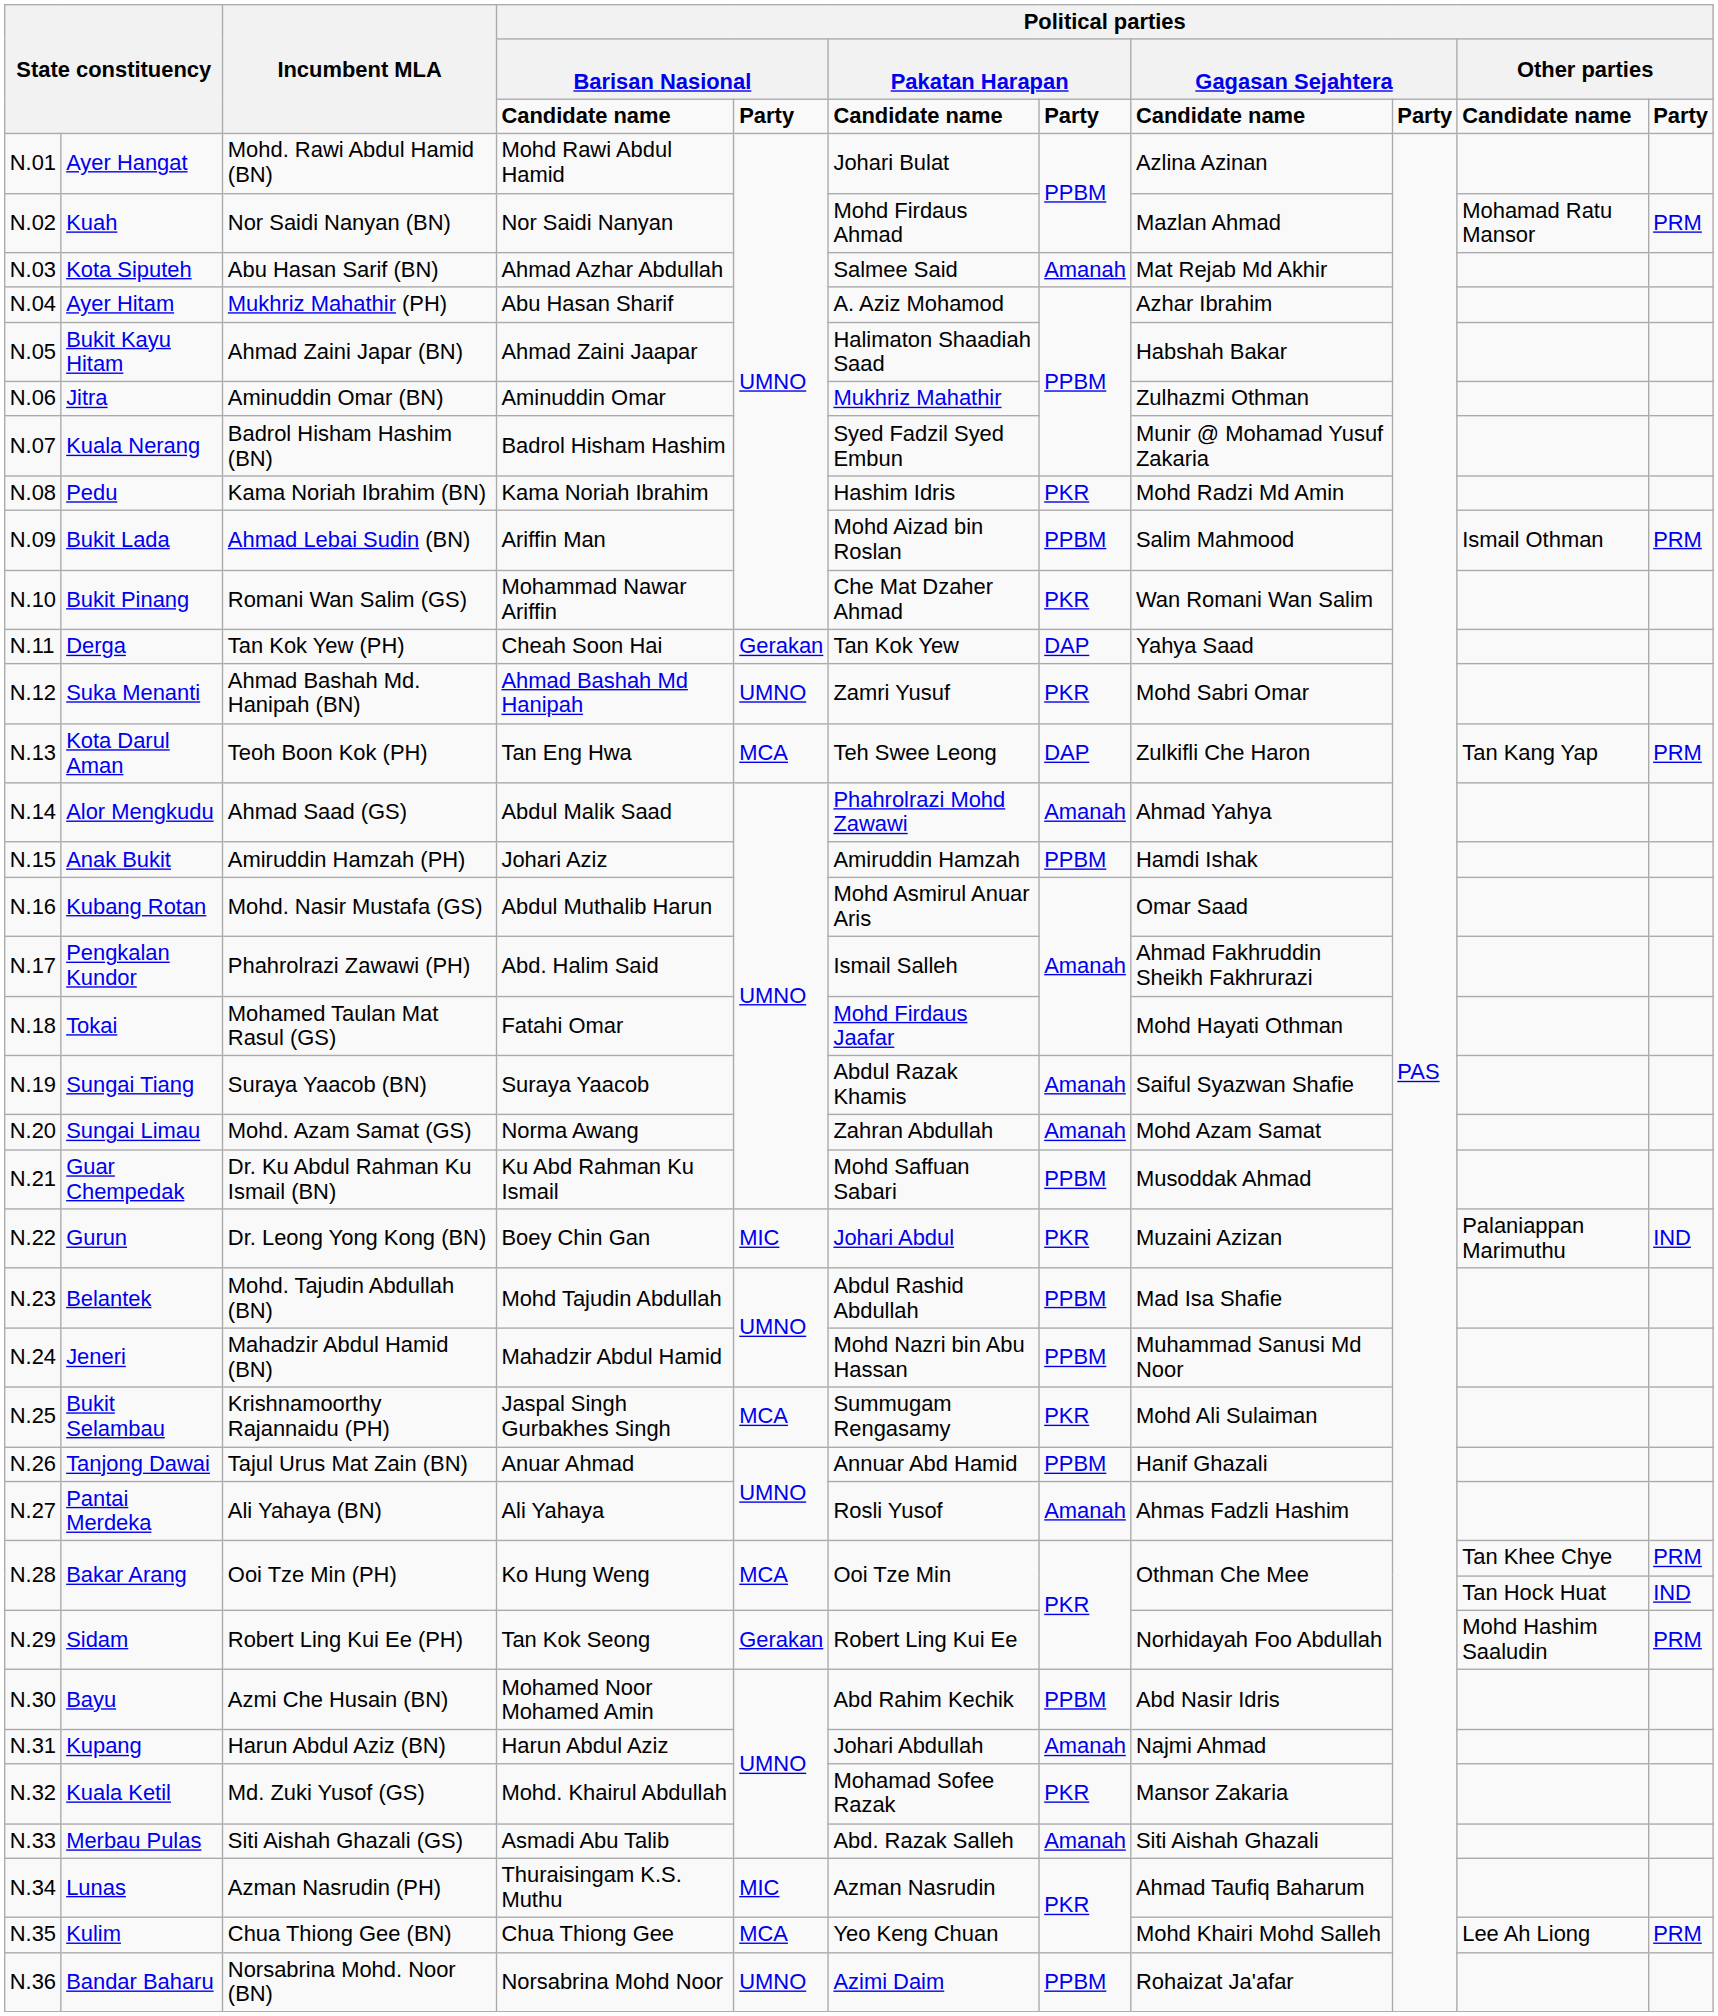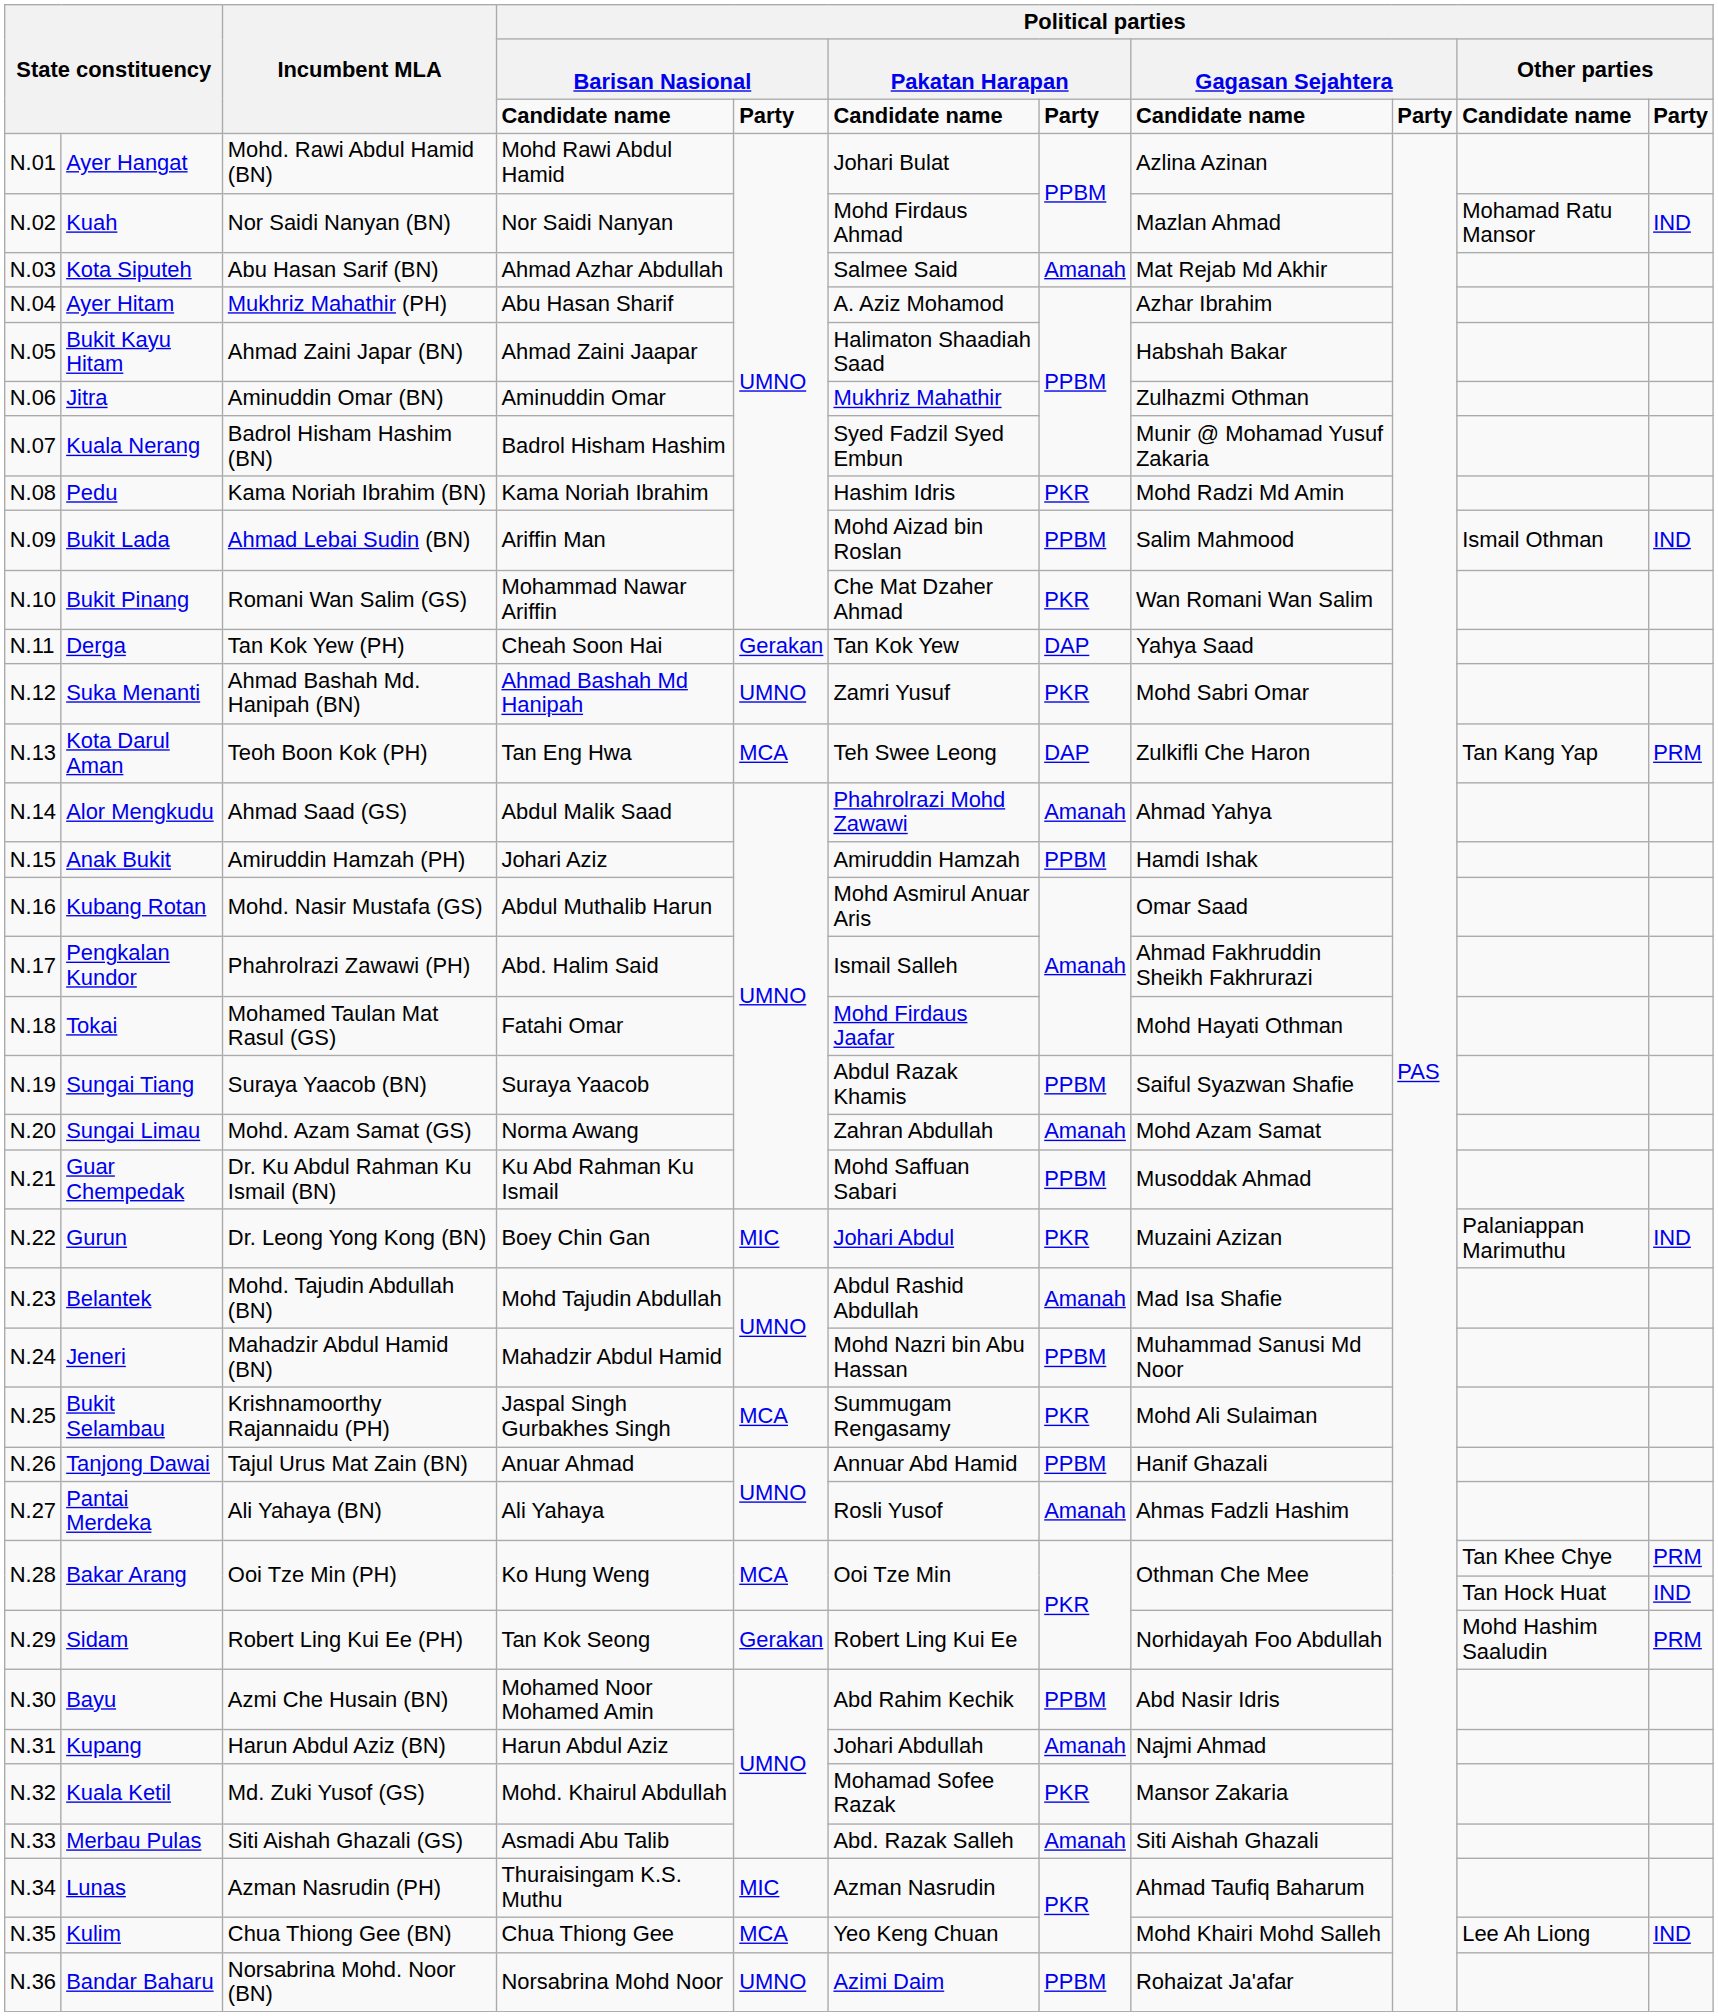(1677, 222) PRM -> (1672, 222) IND
(1677, 539) PRM -> (1672, 539) IND
(1085, 1084) Amanah -> (1075, 1084) PPBM
(1075, 1297) PPBM -> (1085, 1297) Amanah
(1677, 1934) PRM -> (1672, 1934) IND
